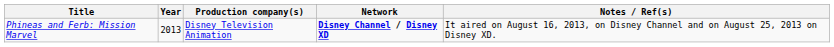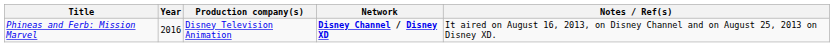(171, 30) 2013 -> (171, 30) 2016
